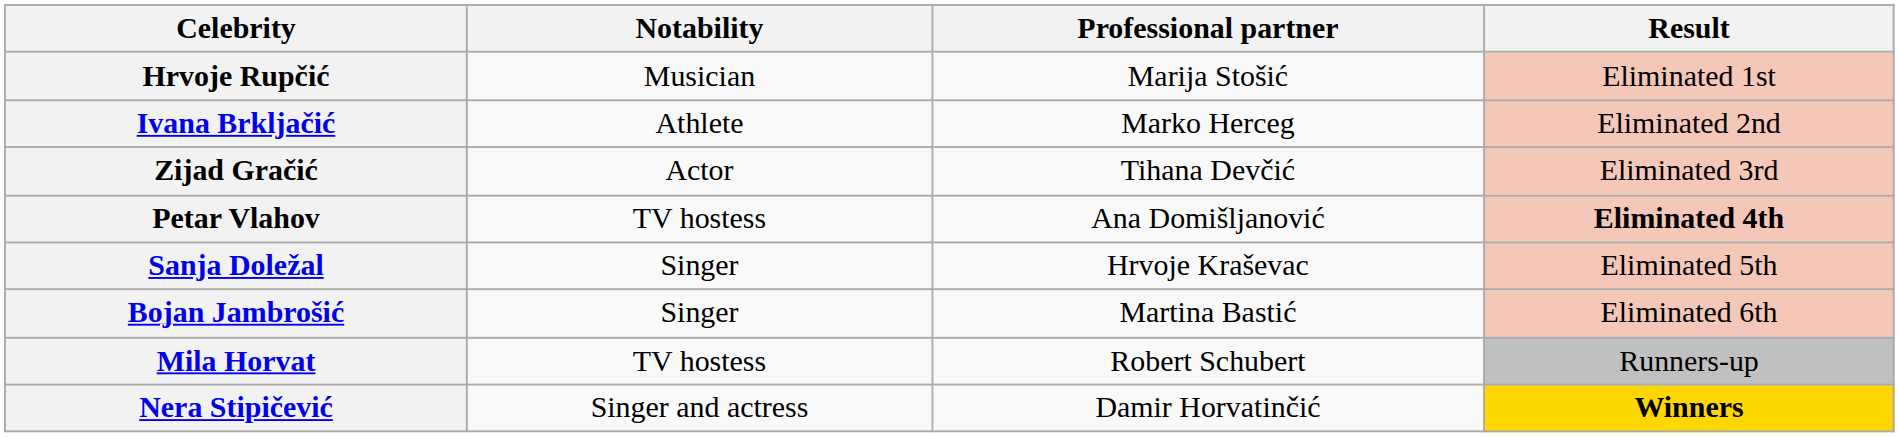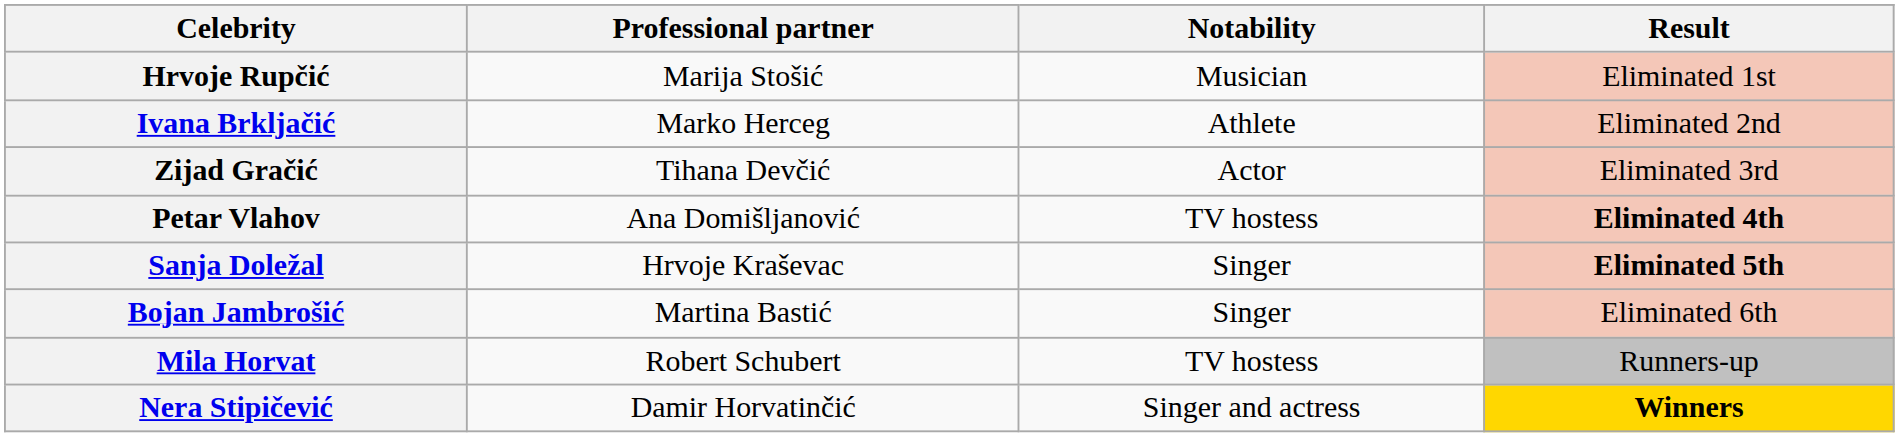columns swapped: (699, 28) <-> (1208, 28)
(1689, 265) normal -> (1689, 265) bold
